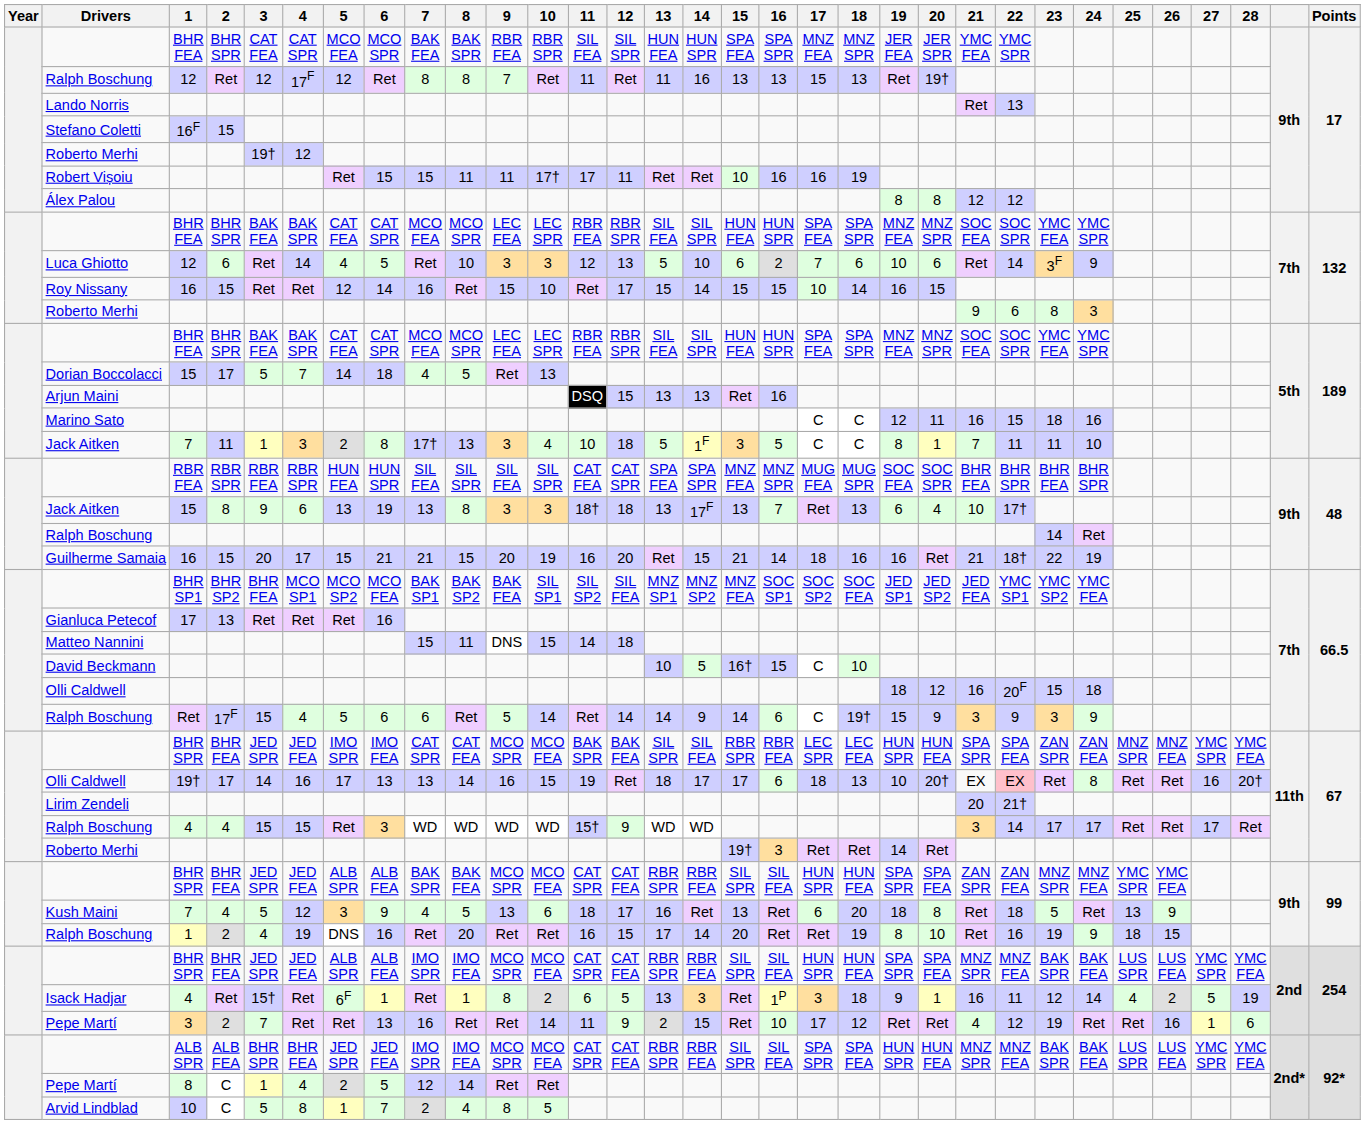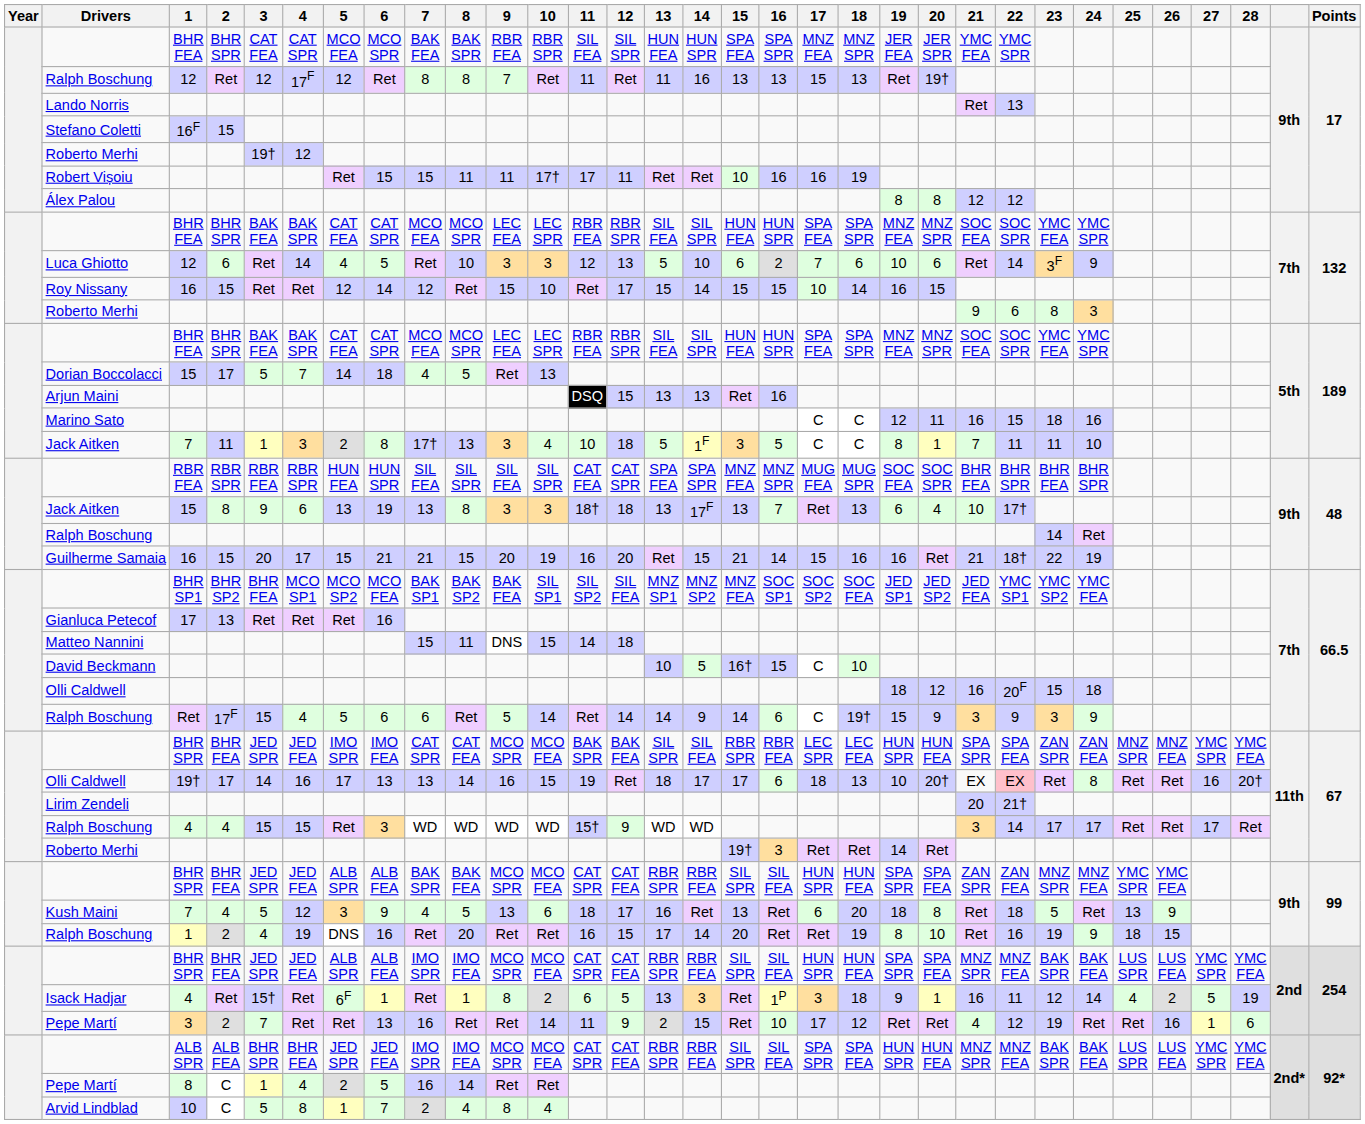(425, 288) 16 -> (425, 288) 12
(818, 557) 18 -> (818, 557) 15
(425, 1085) 12 -> (425, 1085) 16
(548, 1108) 5 -> (548, 1108) 4
